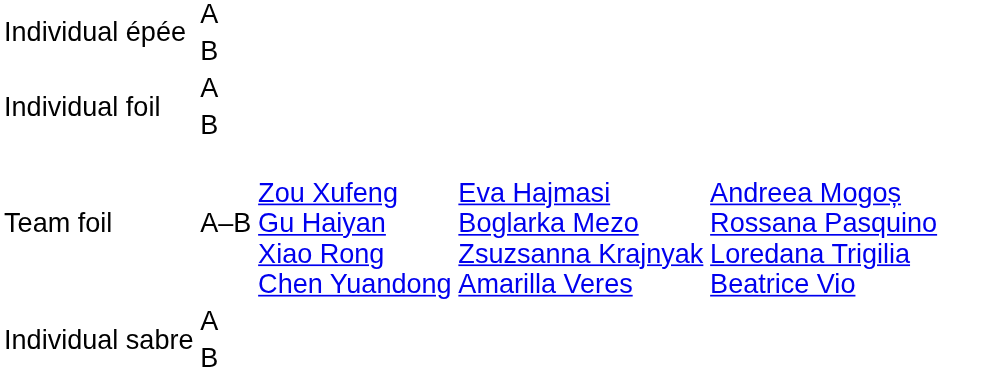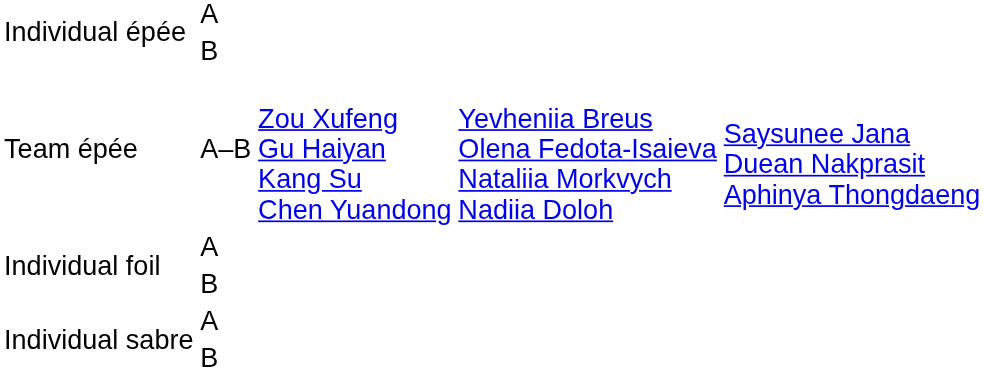+ row: (71, 149)
- row: (58, 223)
